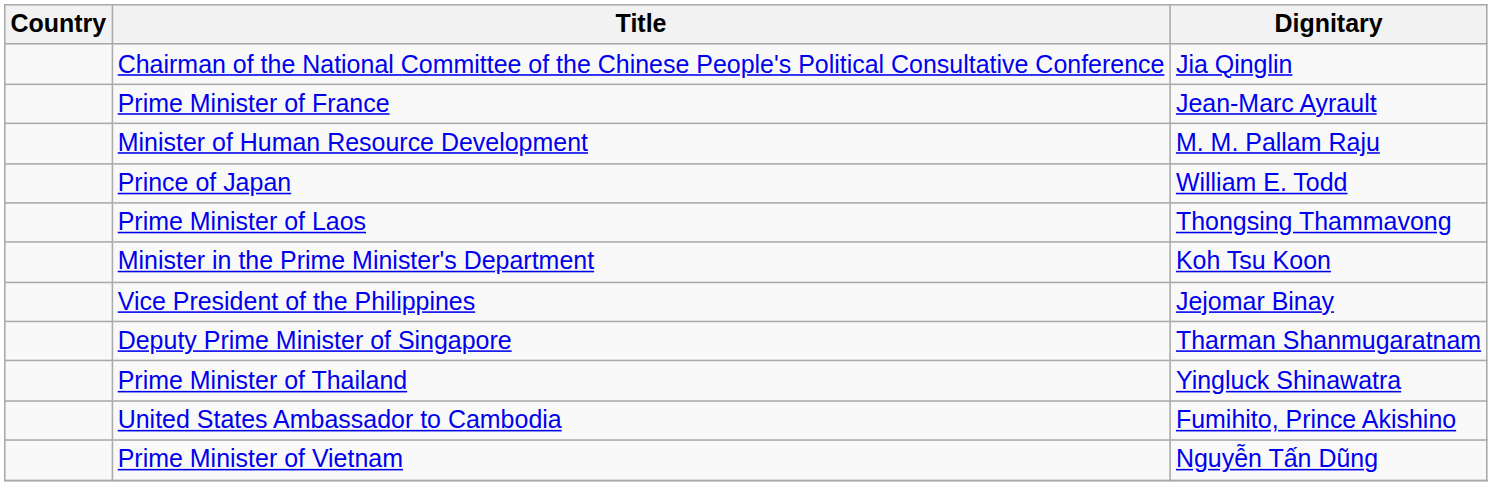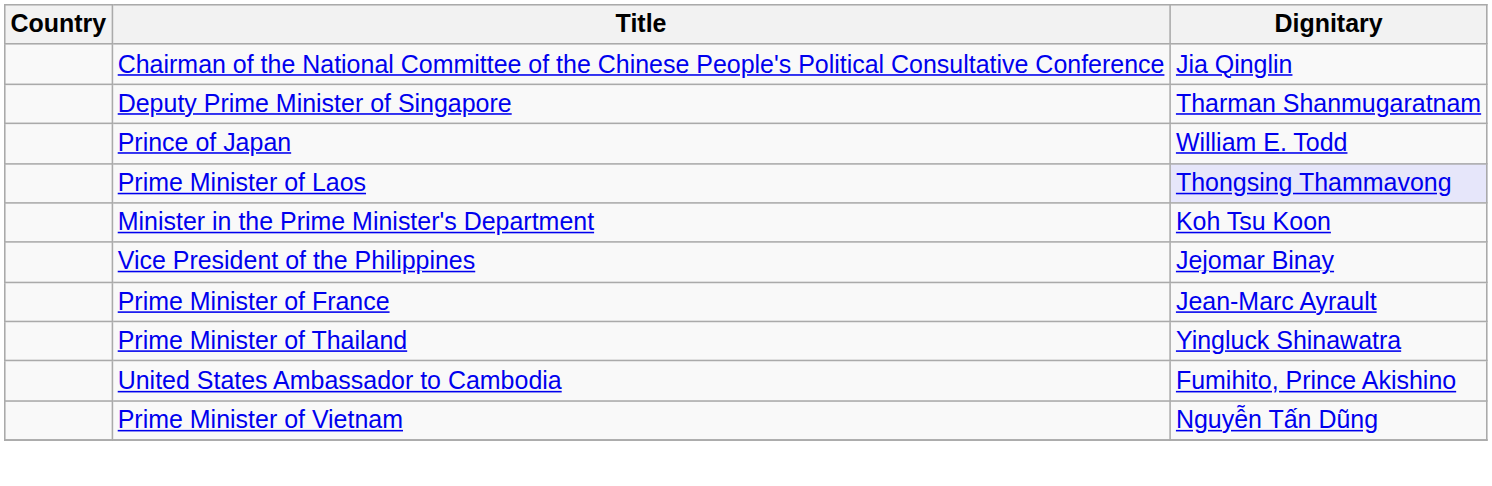rows swapped: (254, 103) <-> (315, 340)
- row: (353, 143)
(1314, 222) no background -> (1314, 182) lavender background
